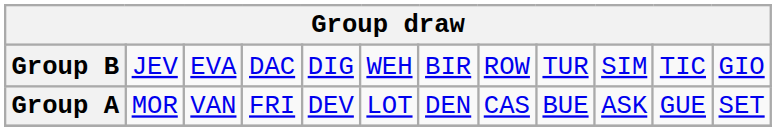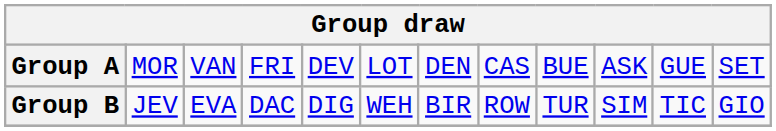rows swapped: (65, 106) <-> (65, 66)
